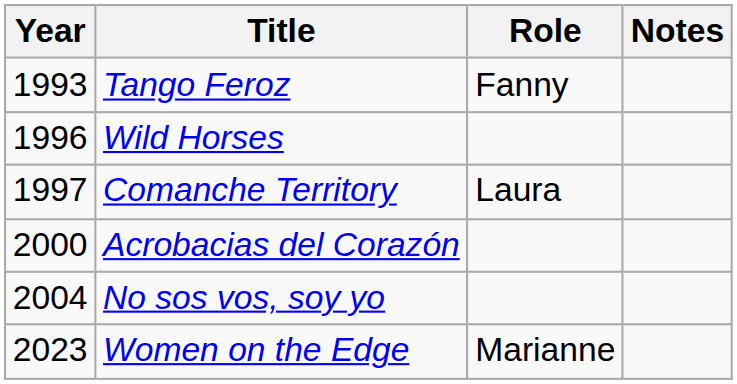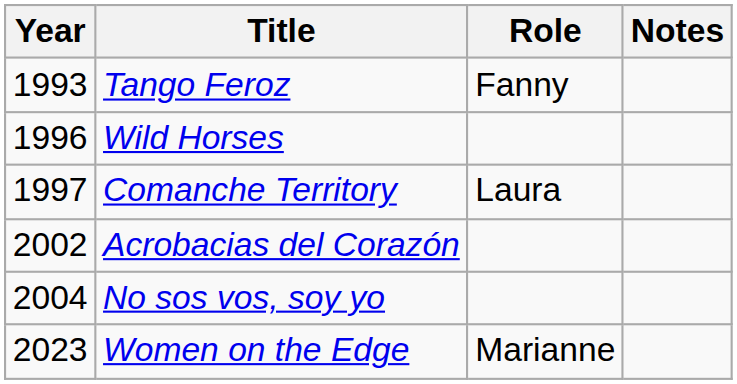(50, 244) 2000 -> (50, 244) 2002
